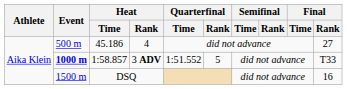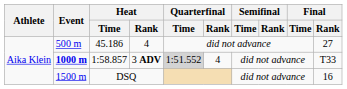(184, 60) no background -> (184, 60) lightgrey background
(218, 60) 5 -> (218, 60) 4
